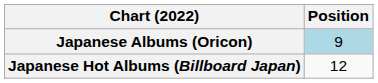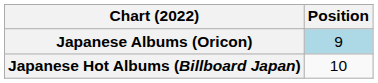(338, 66) 12 -> (338, 66) 10
